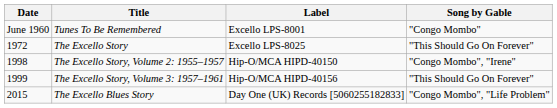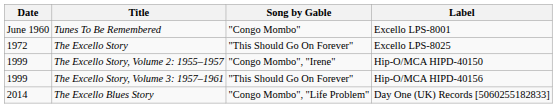columns swapped: (316, 12) <-> (479, 12)
(17, 62) 1998 -> (17, 62) 1999
(17, 95) 2015 -> (17, 95) 2014
